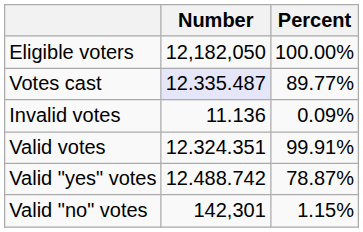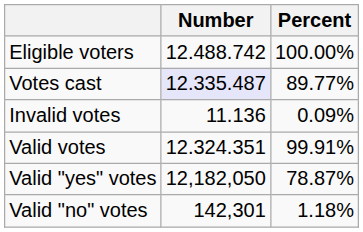(216, 52) 12,182,050 -> (216, 52) 12.488.742
(216, 178) 12.488.742 -> (216, 178) 12,182,050
(326, 210) 1.15% -> (326, 210) 1.18%
